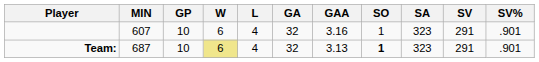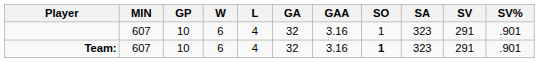(141, 48) 687 -> (141, 48) 607
(220, 48) khaki background -> (220, 48) no background
(337, 48) 3.13 -> (337, 48) 3.16
